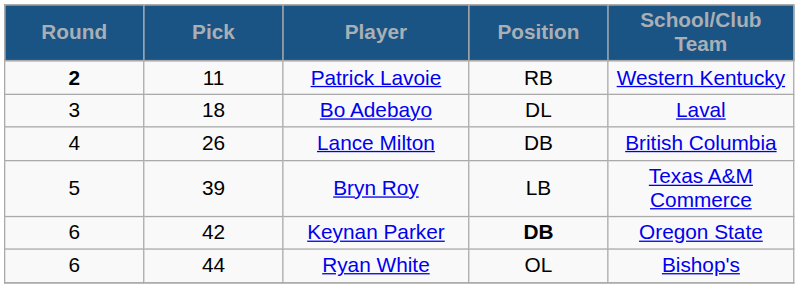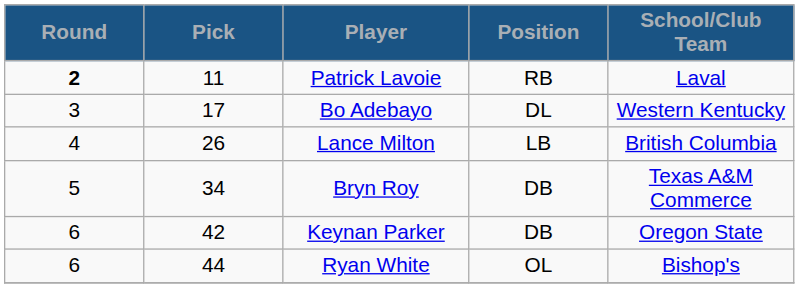(701, 77) Western Kentucky -> (701, 77) Laval
(214, 110) 18 -> (214, 110) 17
(701, 110) Laval -> (701, 110) Western Kentucky
(538, 143) DB -> (538, 143) LB
(214, 188) 39 -> (214, 188) 34
(538, 188) LB -> (538, 188) DB
(538, 232) bold -> (538, 232) normal
